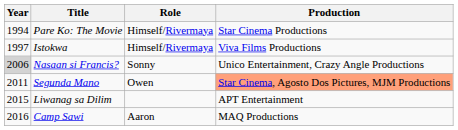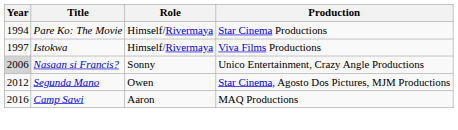(18, 82) 2011 -> (18, 82) 2012
(334, 82) lightsalmon background -> (334, 82) no background
- row: (73, 99)
